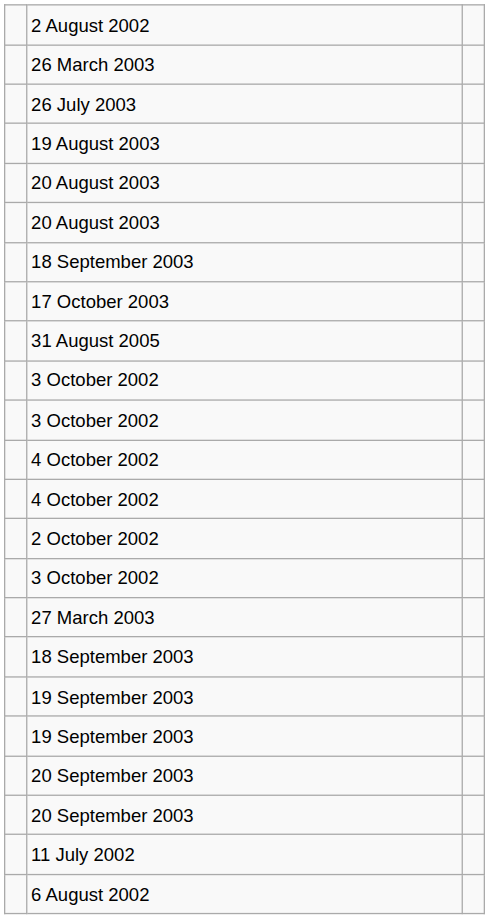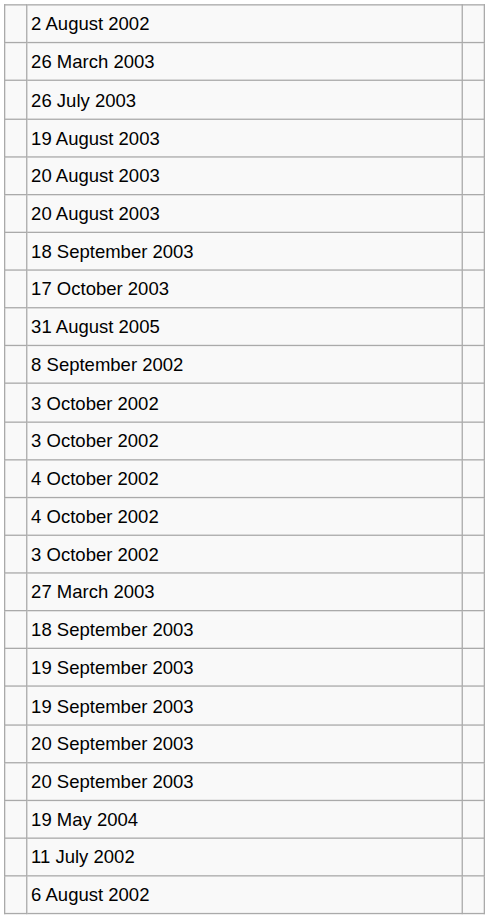+ row: (16, 365)
- row: (16, 539)
+ row: (16, 819)
